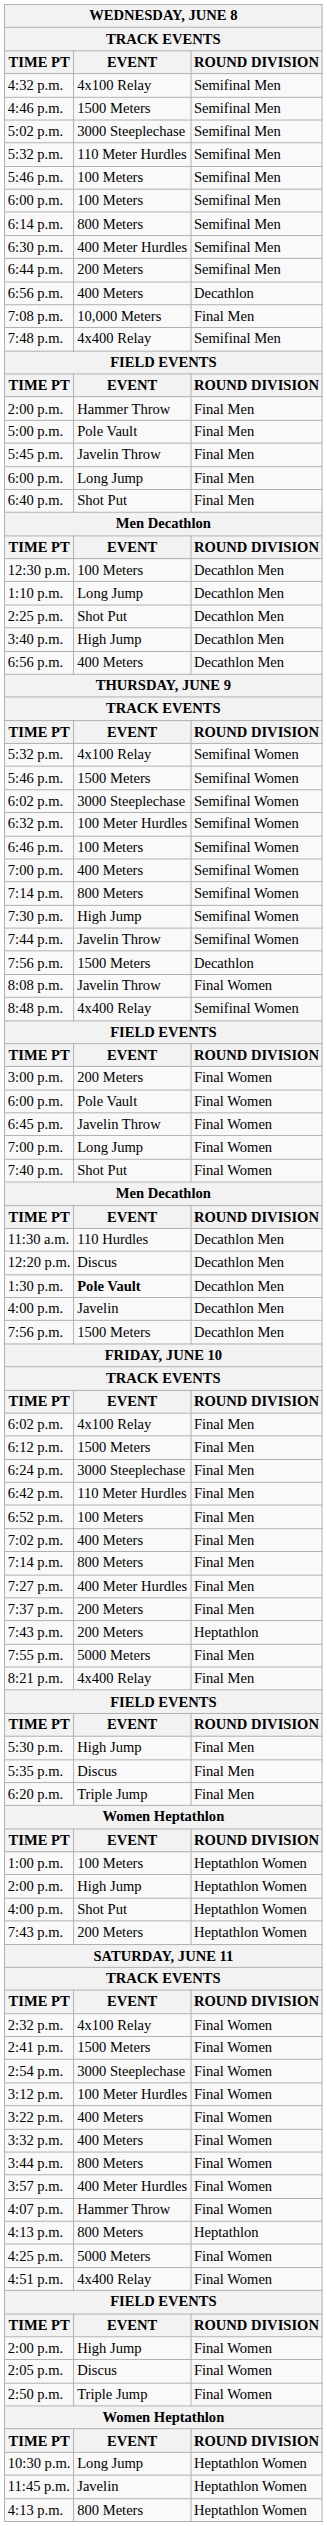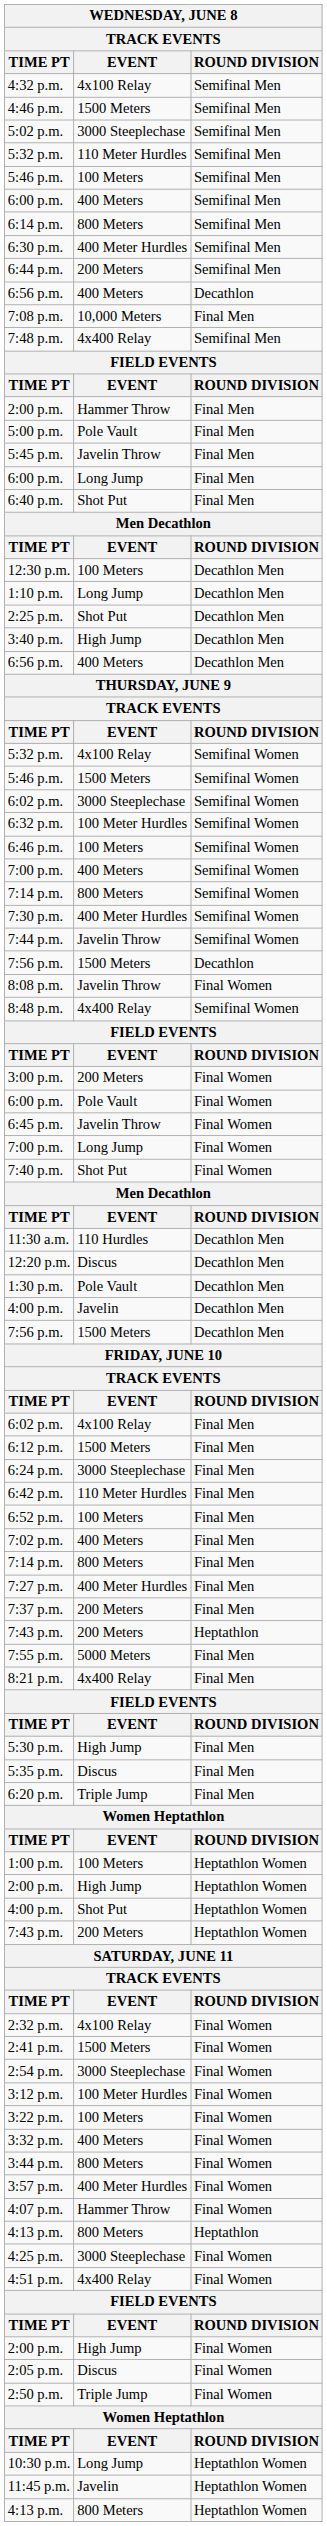(110, 200) 100 Meters -> (110, 200) 400 Meters
(109, 916) High Jump -> (132, 916) 400 Meter Hurdles
(109, 1286) bold -> (107, 1286) normal
(110, 2117) 400 Meters -> (110, 2117) 100 Meters
(114, 2255) 5000 Meters -> (131, 2255) 3000 Steeplechase
